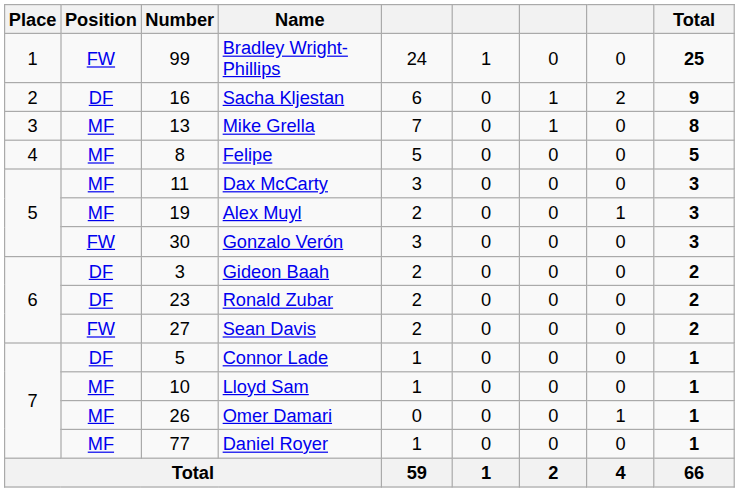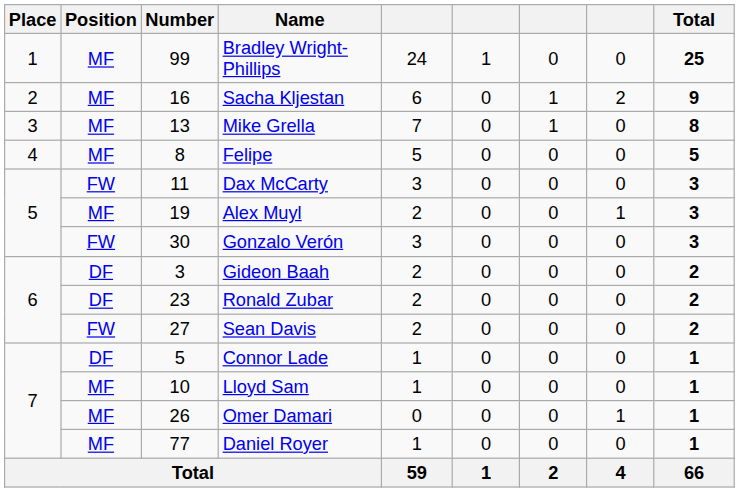(101, 58) FW -> (101, 58) MF
(101, 97) DF -> (101, 97) MF
(101, 184) MF -> (101, 184) FW
